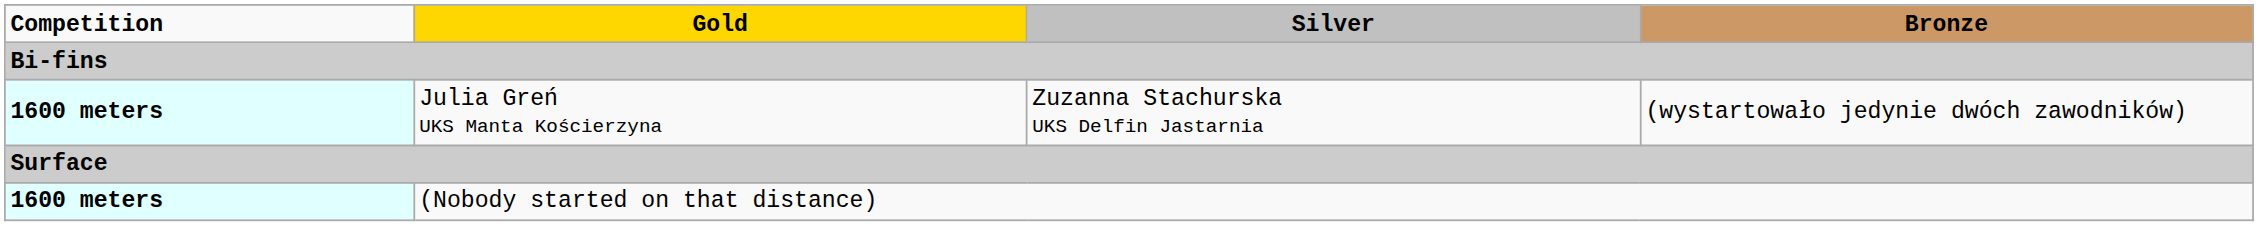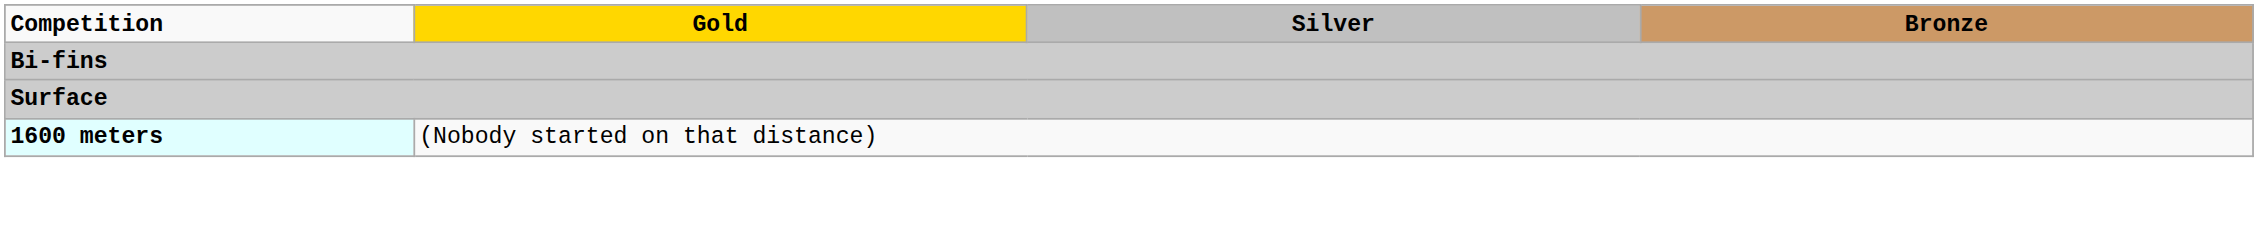- row: (541, 112)
